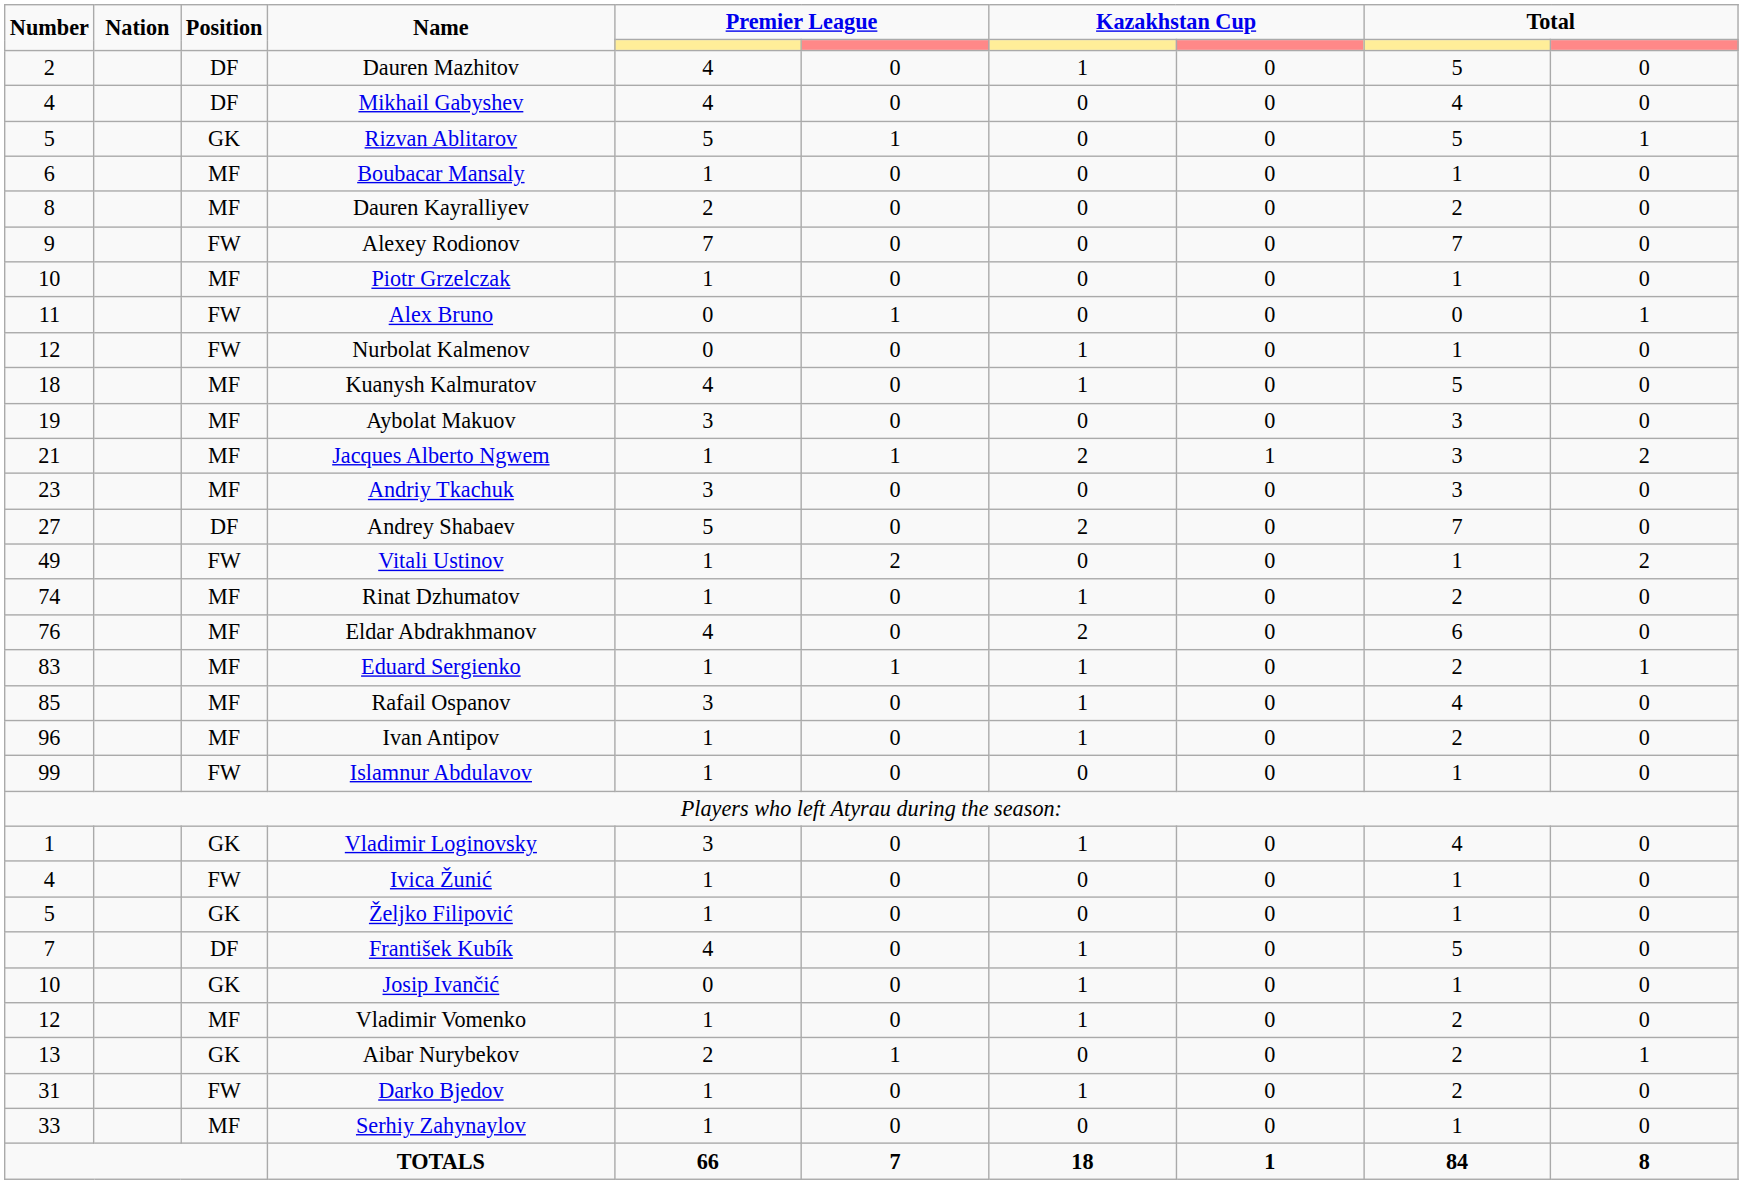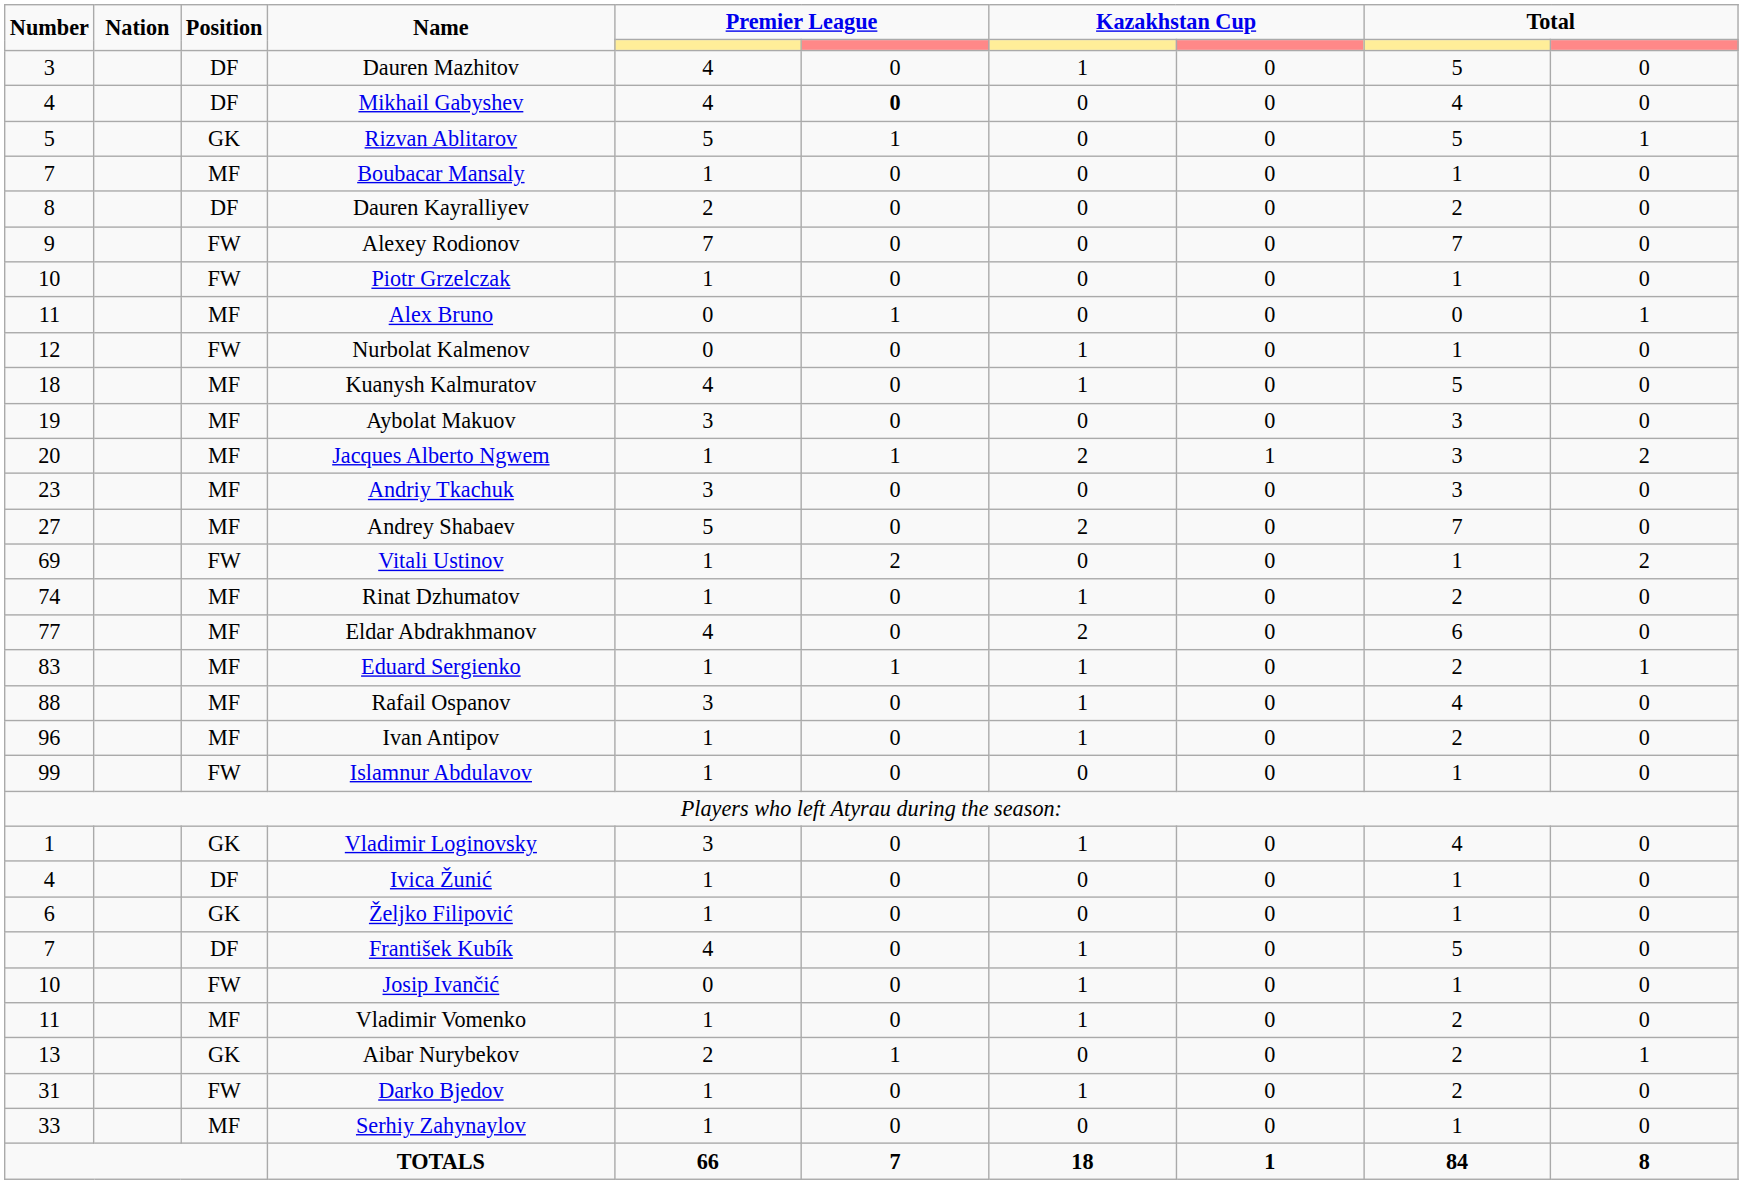(49, 67) 2 -> (49, 67) 3
(895, 102) normal -> (895, 102) bold
(49, 173) 6 -> (49, 173) 7
(224, 208) MF -> (224, 208) DF
(224, 279) MF -> (224, 279) FW
(224, 314) FW -> (224, 314) MF
(49, 455) 21 -> (49, 455) 20
(224, 526) DF -> (224, 526) MF
(49, 561) 49 -> (49, 561) 69
(49, 631) 76 -> (49, 631) 77
(49, 702) 85 -> (49, 702) 88
(224, 878) FW -> (224, 878) DF
(49, 914) 5 -> (49, 914) 6
(224, 984) GK -> (224, 984) FW
(49, 1019) 12 -> (49, 1019) 11
